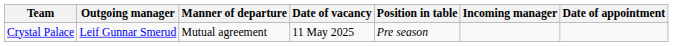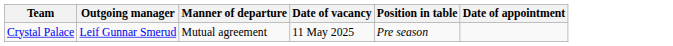- column: (510, 13)
